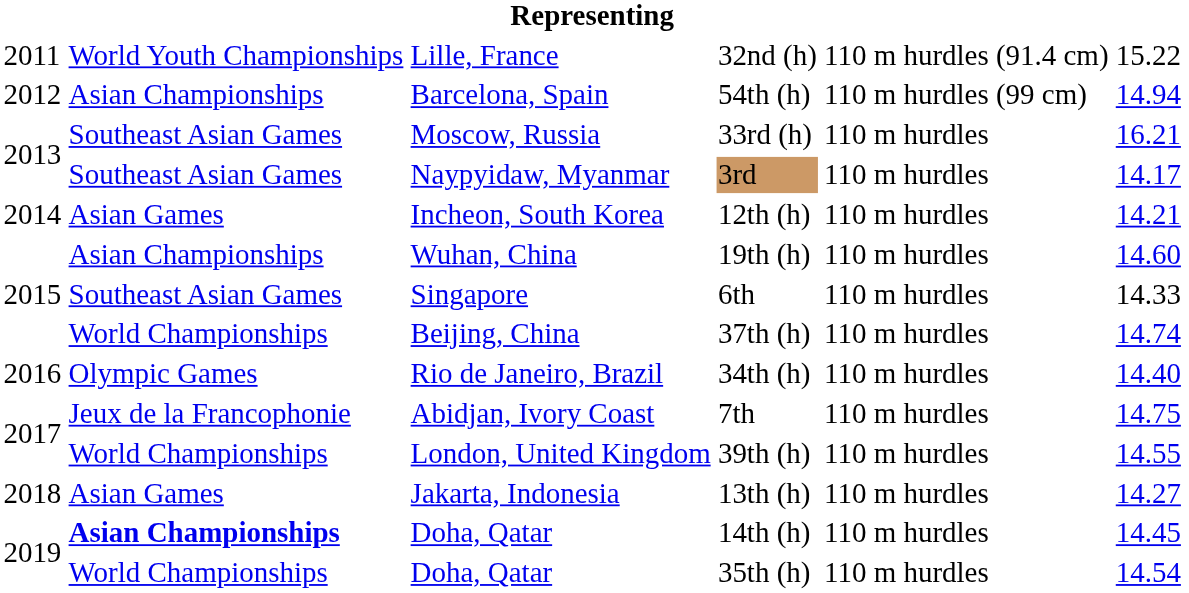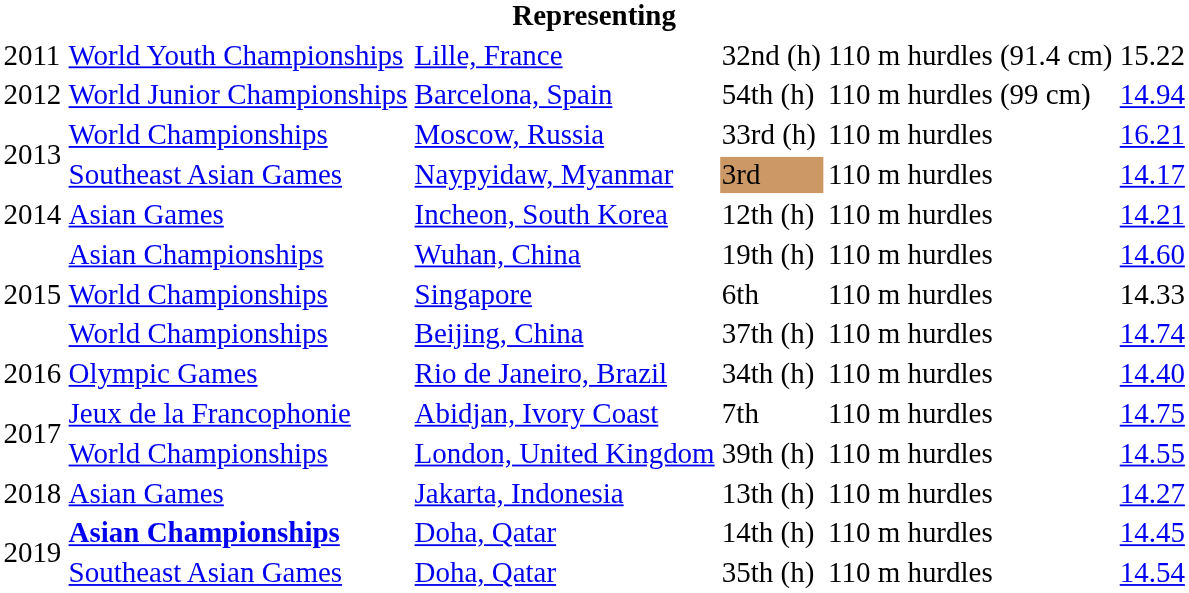(196, 94) Asian Championships -> (238, 94) World Junior Championships
(205, 134) Southeast Asian Games -> (198, 134) World Championships
(205, 294) Southeast Asian Games -> (198, 294) World Championships
(198, 572) World Championships -> (205, 572) Southeast Asian Games
